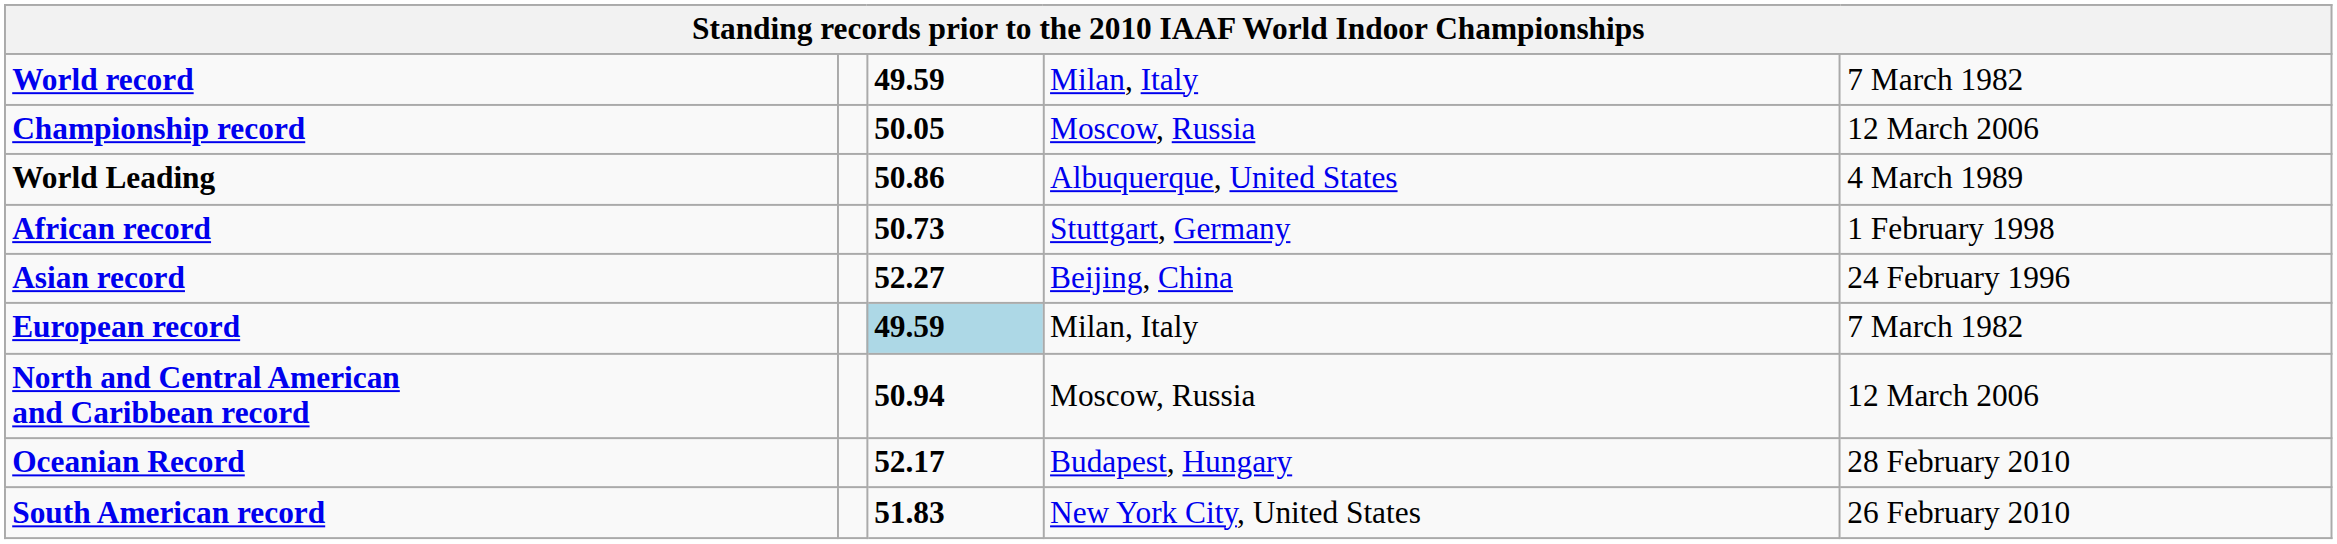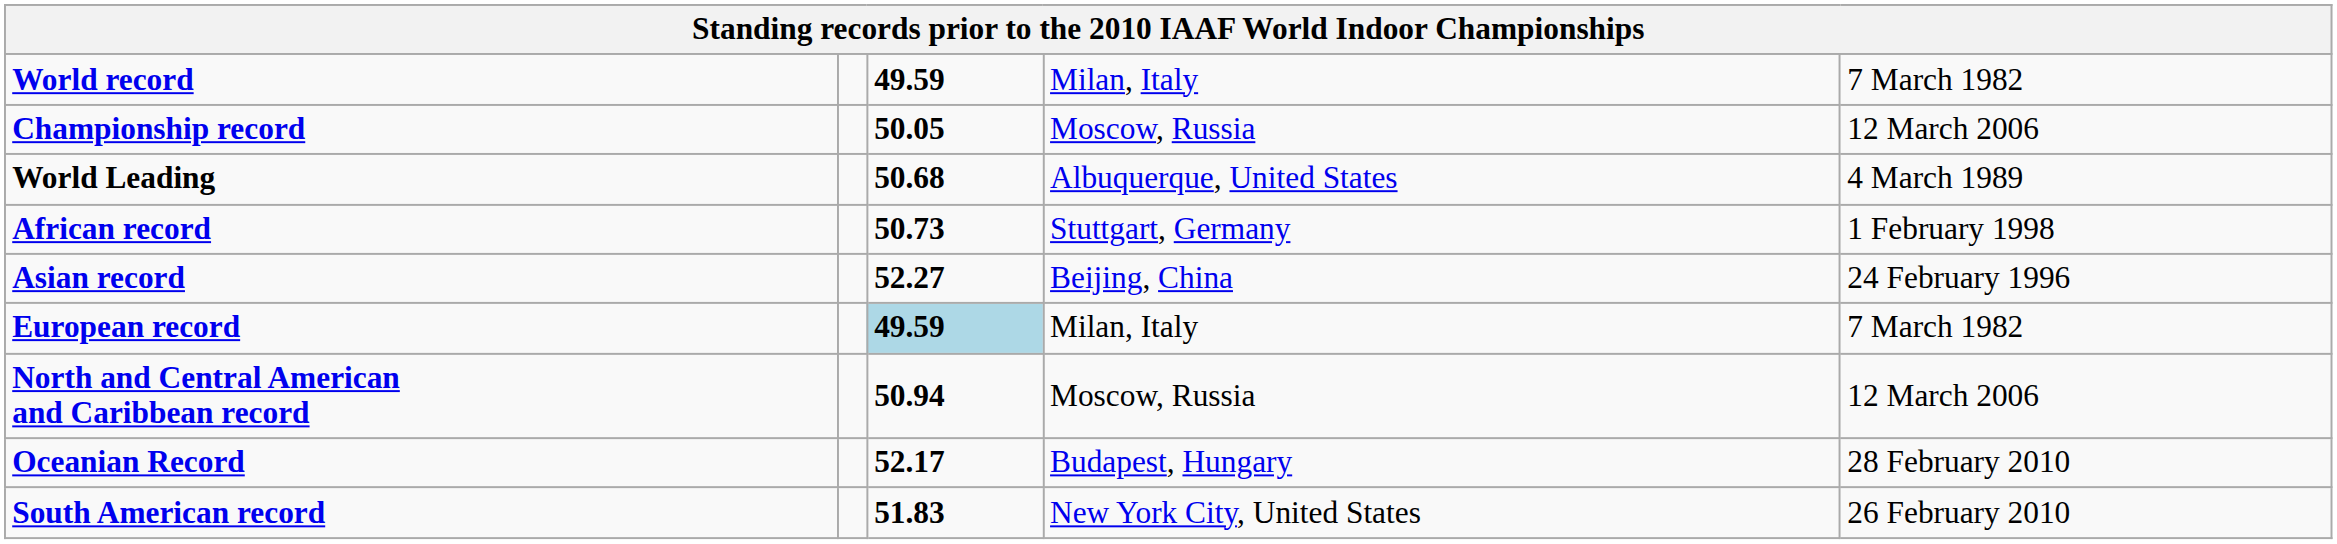(909, 178) 50.86 -> (909, 178) 50.68
